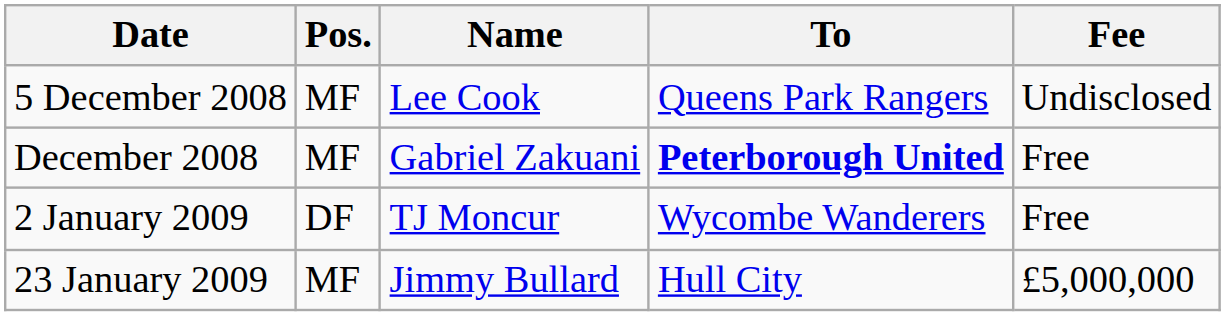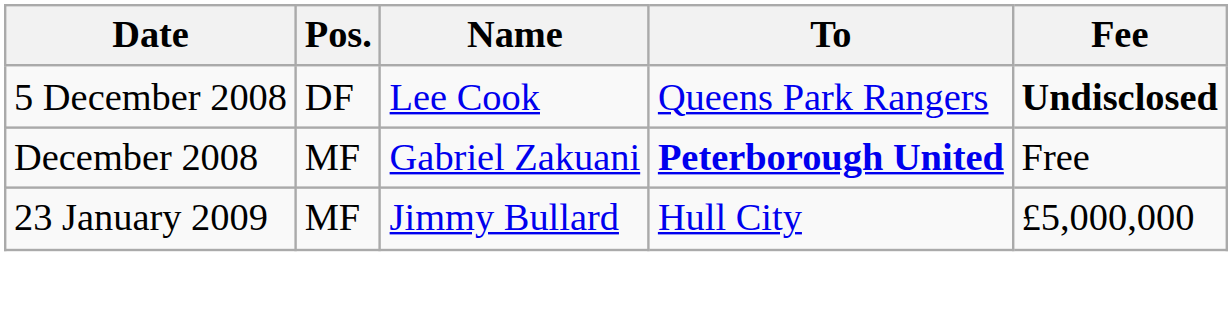(332, 95) MF -> (329, 95) DF
(1116, 95) normal -> (1120, 95) bold
- row: (131, 217)
